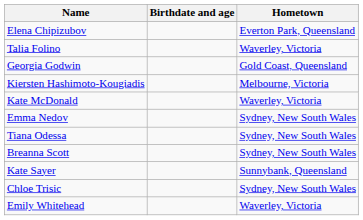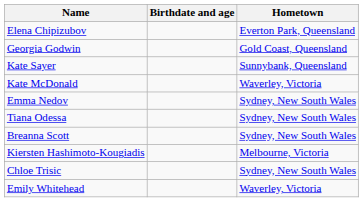- row: (34, 48)
rows swapped: (76, 83) <-> (31, 170)
